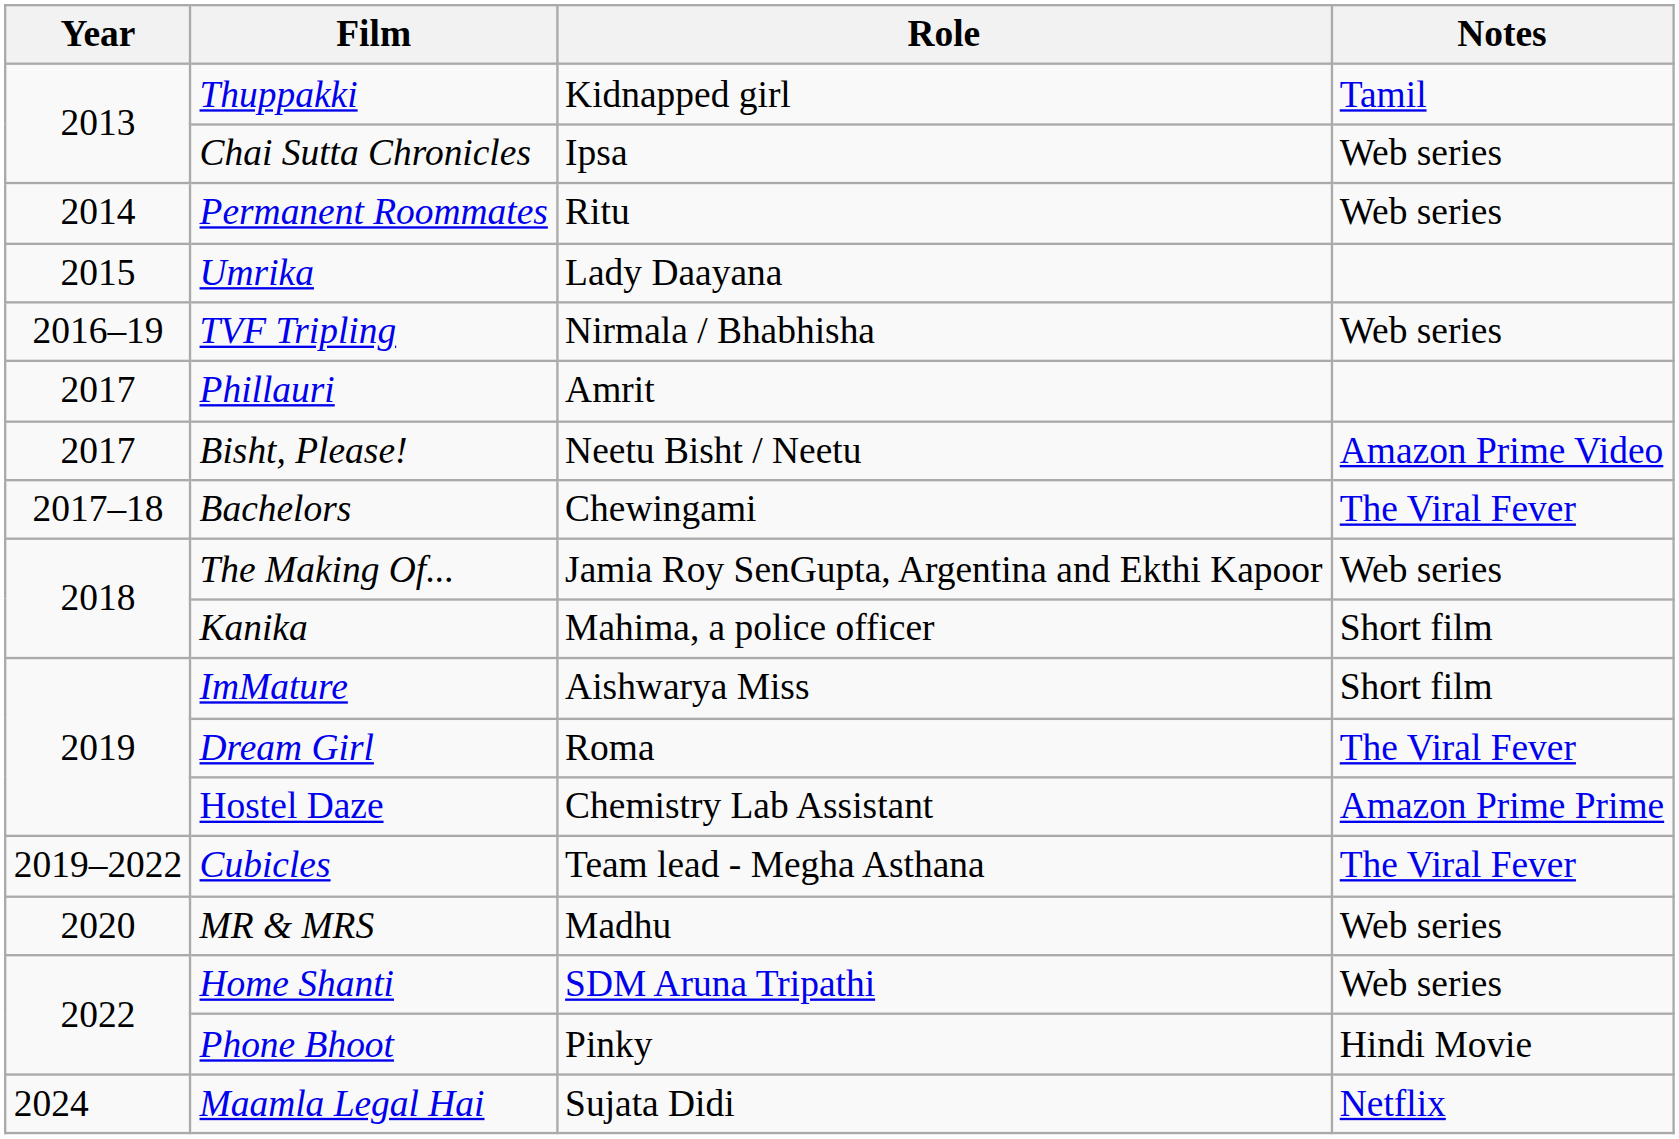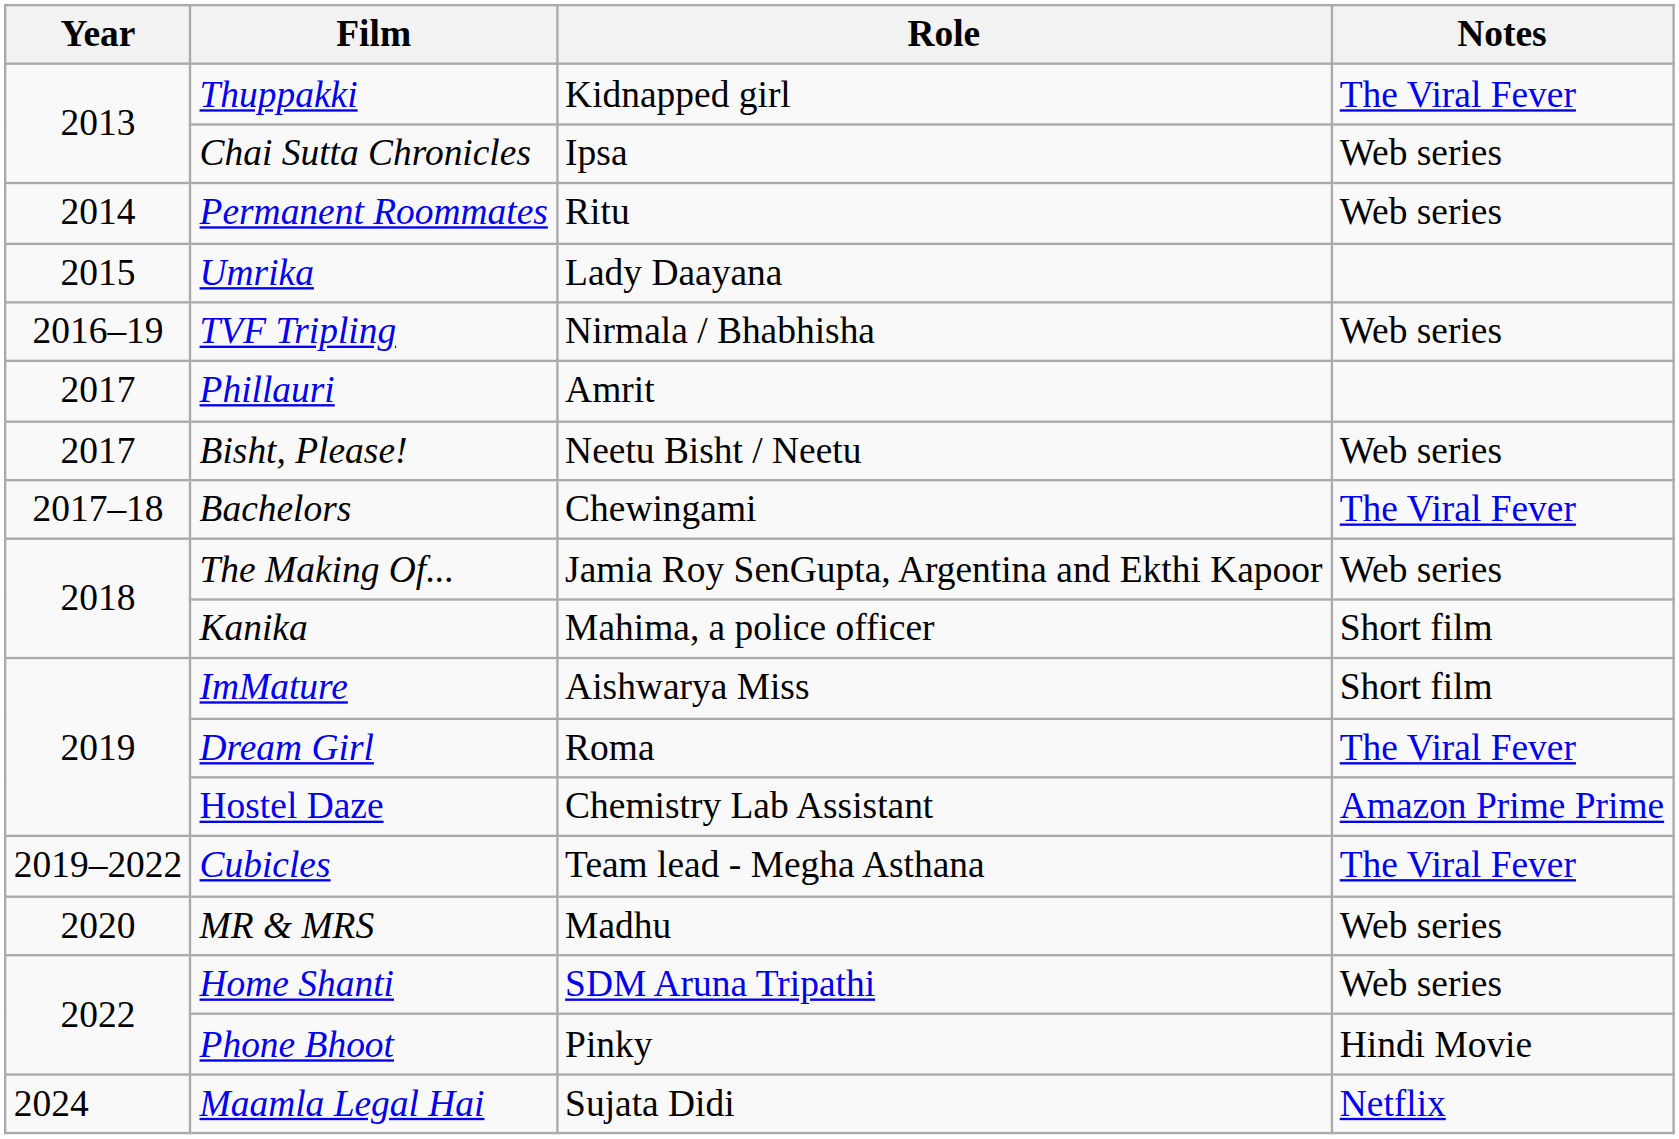(1383, 93) Tamil -> (1458, 93) The Viral Fever
(1502, 449) Amazon Prime Video -> (1421, 449) Web series
